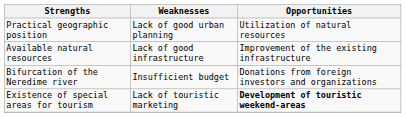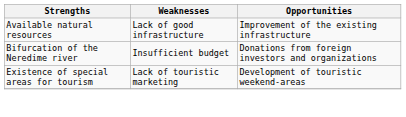- row: (57, 30)
(301, 100) bold -> (301, 77) normal
